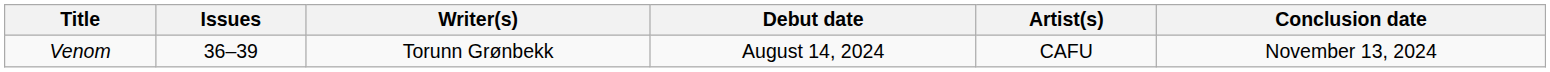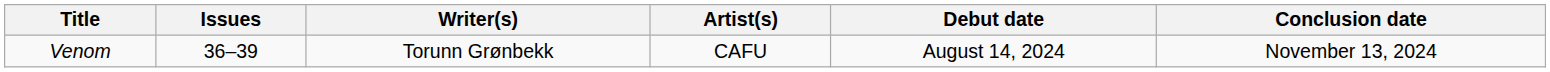columns swapped: (1066, 19) <-> (813, 19)
